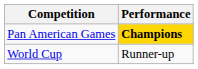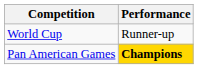rows swapped: (35, 53) <-> (61, 34)
